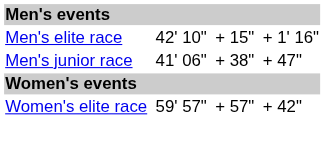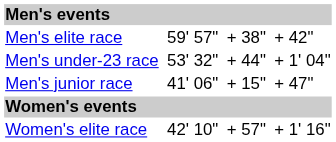(181, 37) 42' 10" -> (193, 37) 59' 57"
(235, 37) + 15" -> (246, 37) + 38"
(291, 37) + 1' 16" -> (294, 37) + 42"
+ row: (82, 60)
(235, 60) + 38" -> (246, 83) + 15"
(181, 106) 59' 57" -> (193, 130) 42' 10"
(282, 106) + 42" -> (302, 130) + 1' 16"
